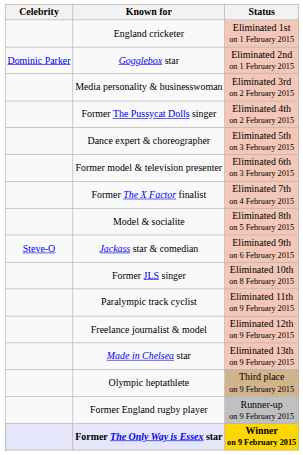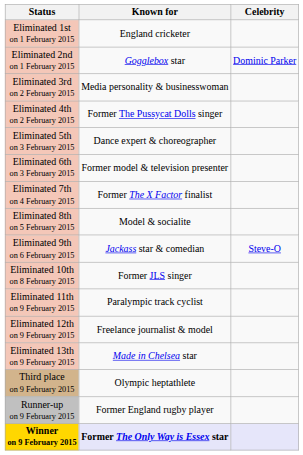columns swapped: (39, 12) <-> (262, 12)
